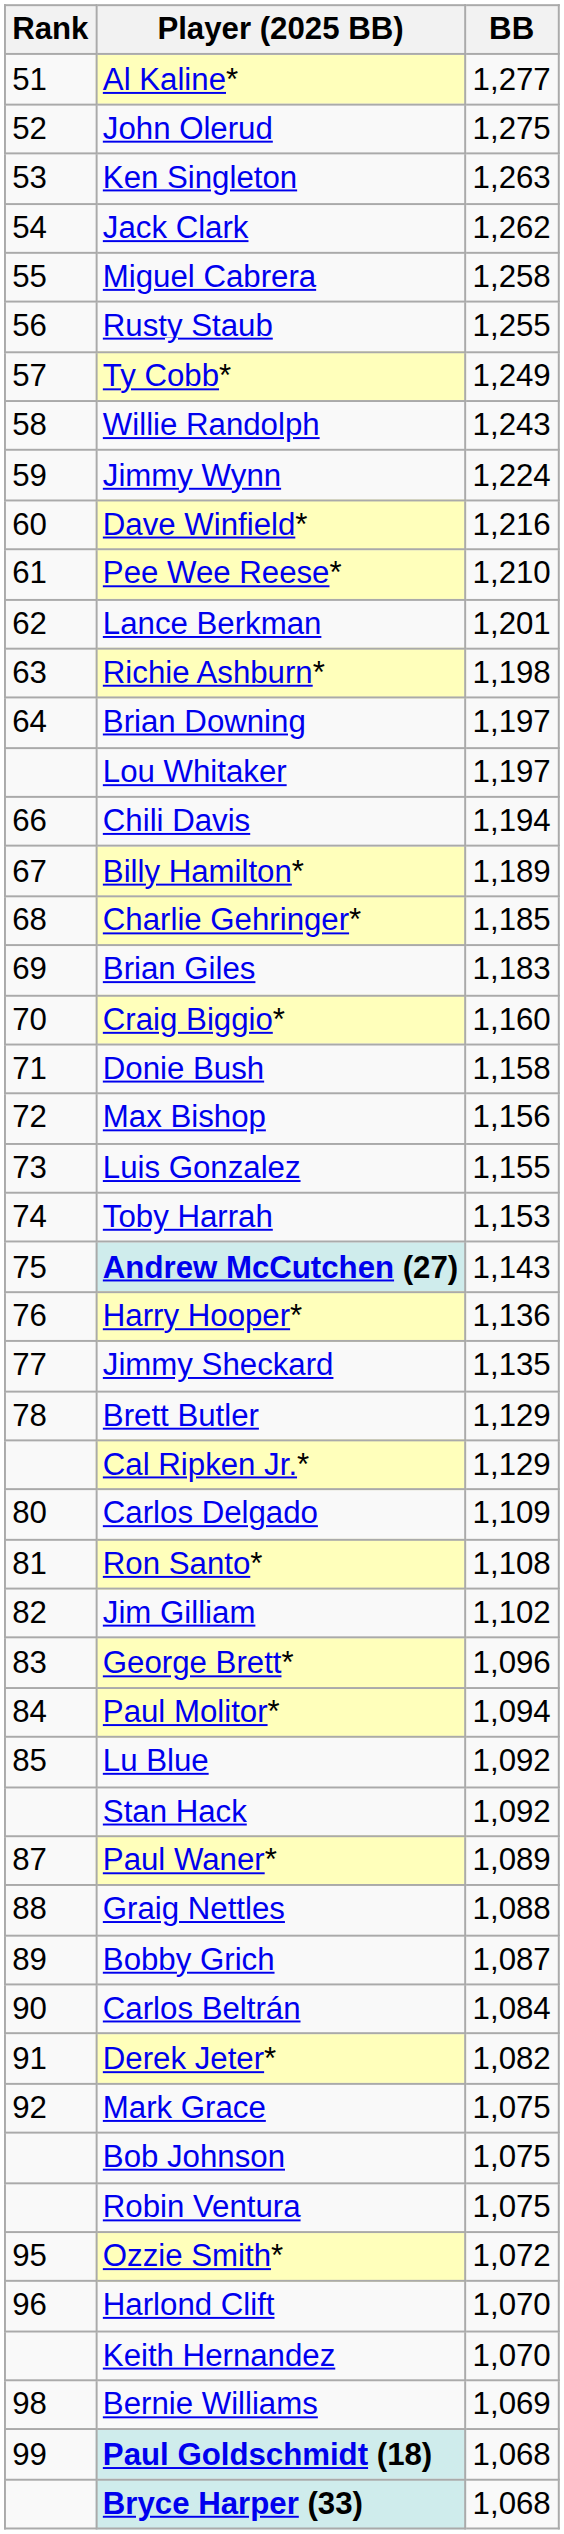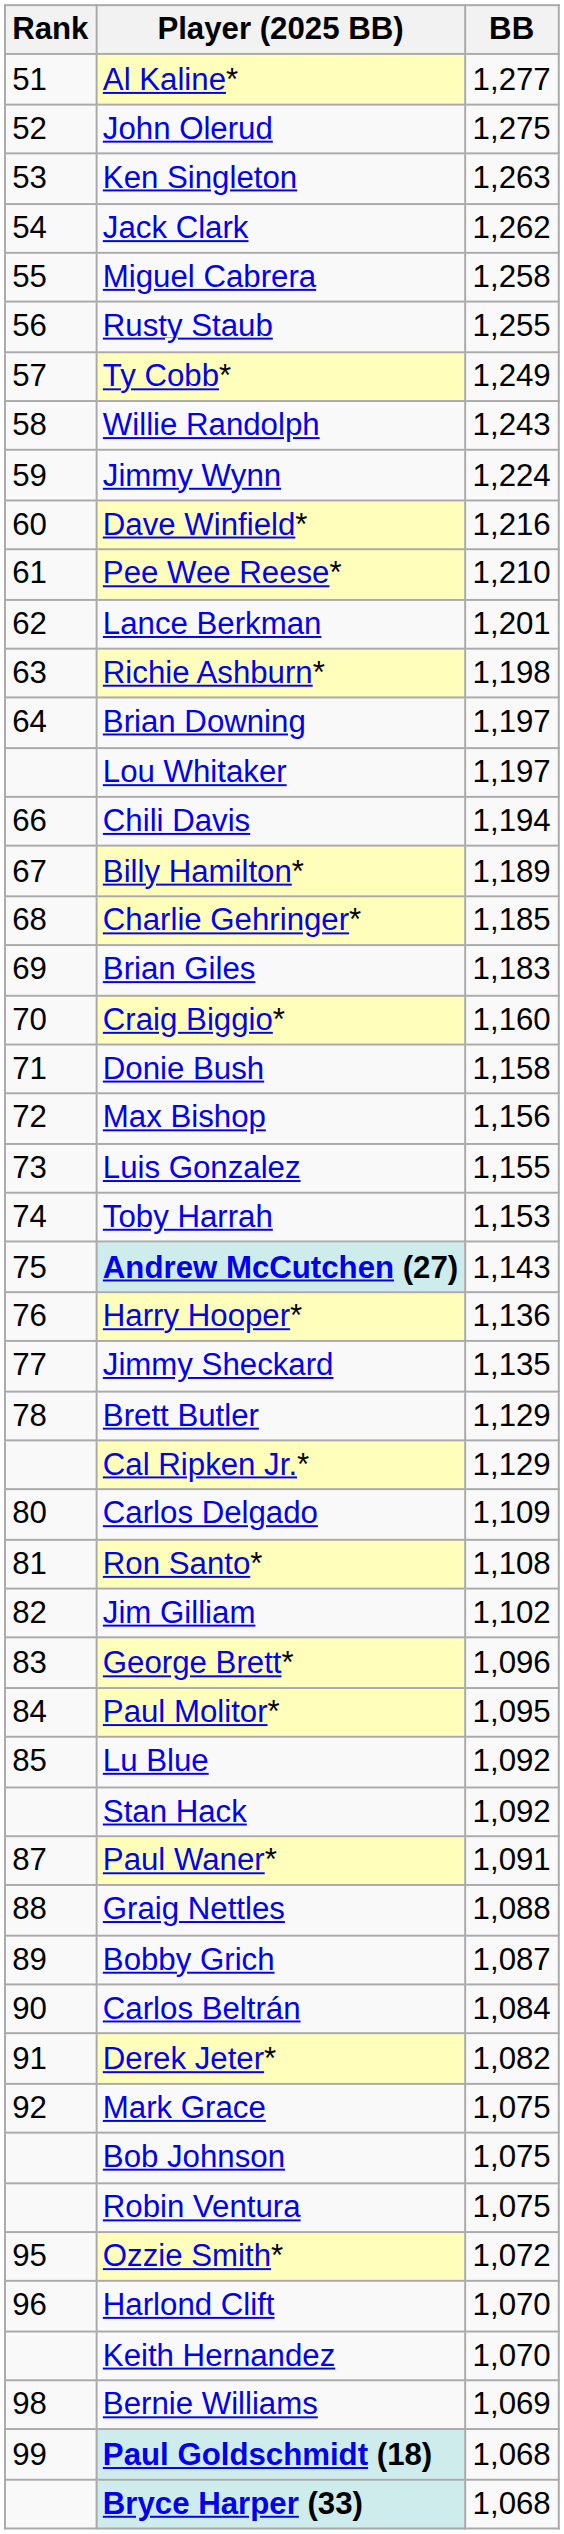(512, 1711) 1,094 -> (512, 1711) 1,095
(512, 1860) 1,089 -> (512, 1860) 1,091
